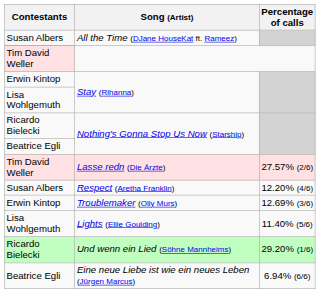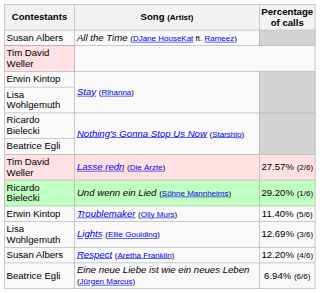rows swapped: (35, 187) <-> (23, 249)
(287, 203) 12.69% (3/6) -> (287, 213) 11.40% (5/6)
(287, 223) 11.40% (5/6) -> (287, 234) 12.69% (3/6)
